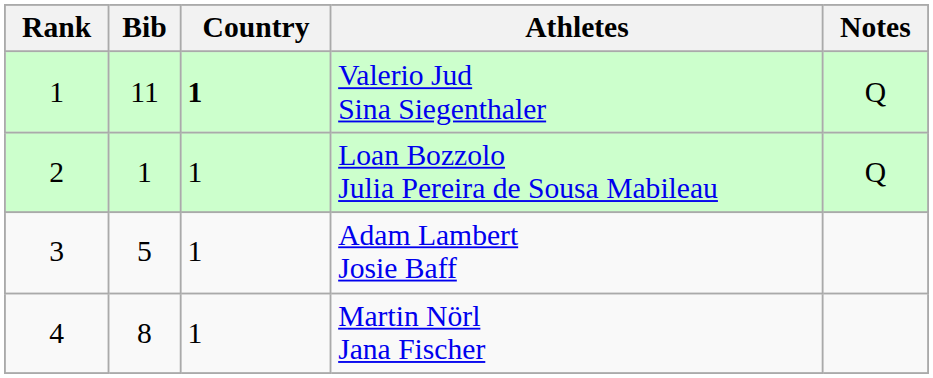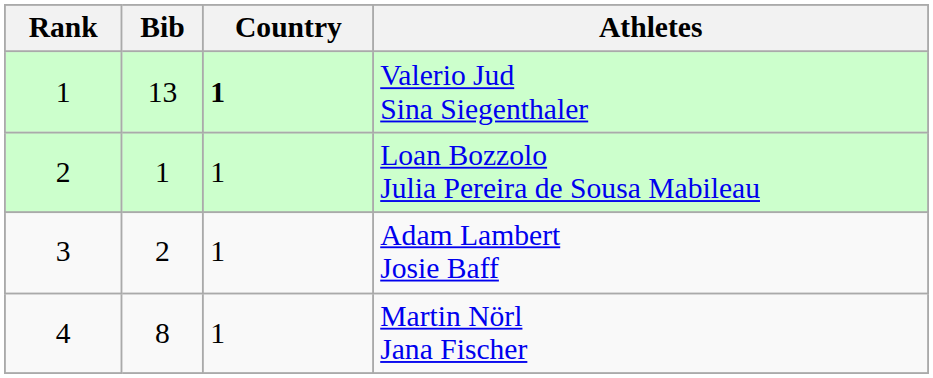- column: (875, 27)
(145, 91) 11 -> (163, 91) 13
(145, 252) 5 -> (163, 252) 2
